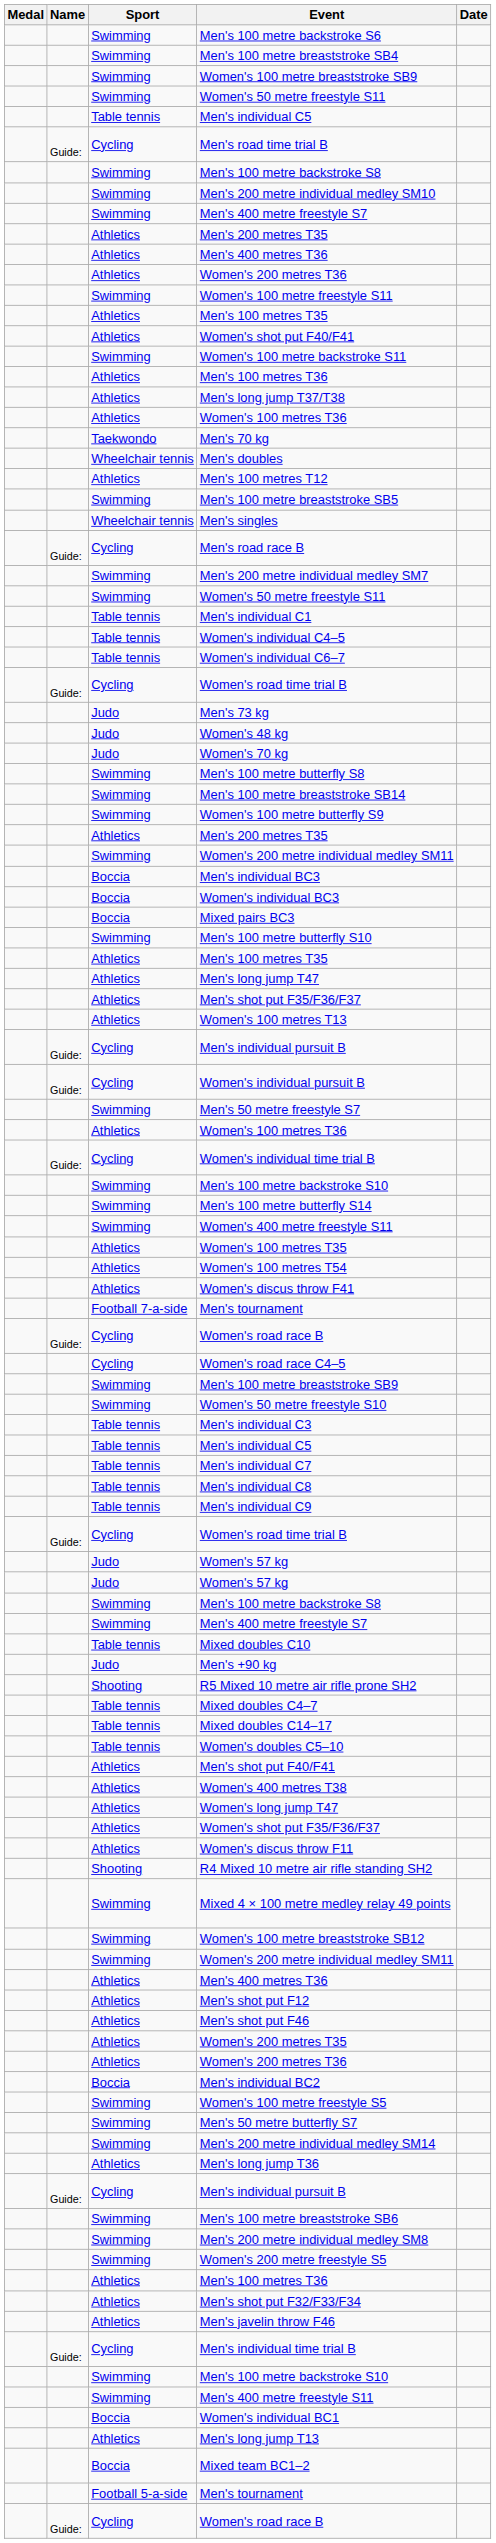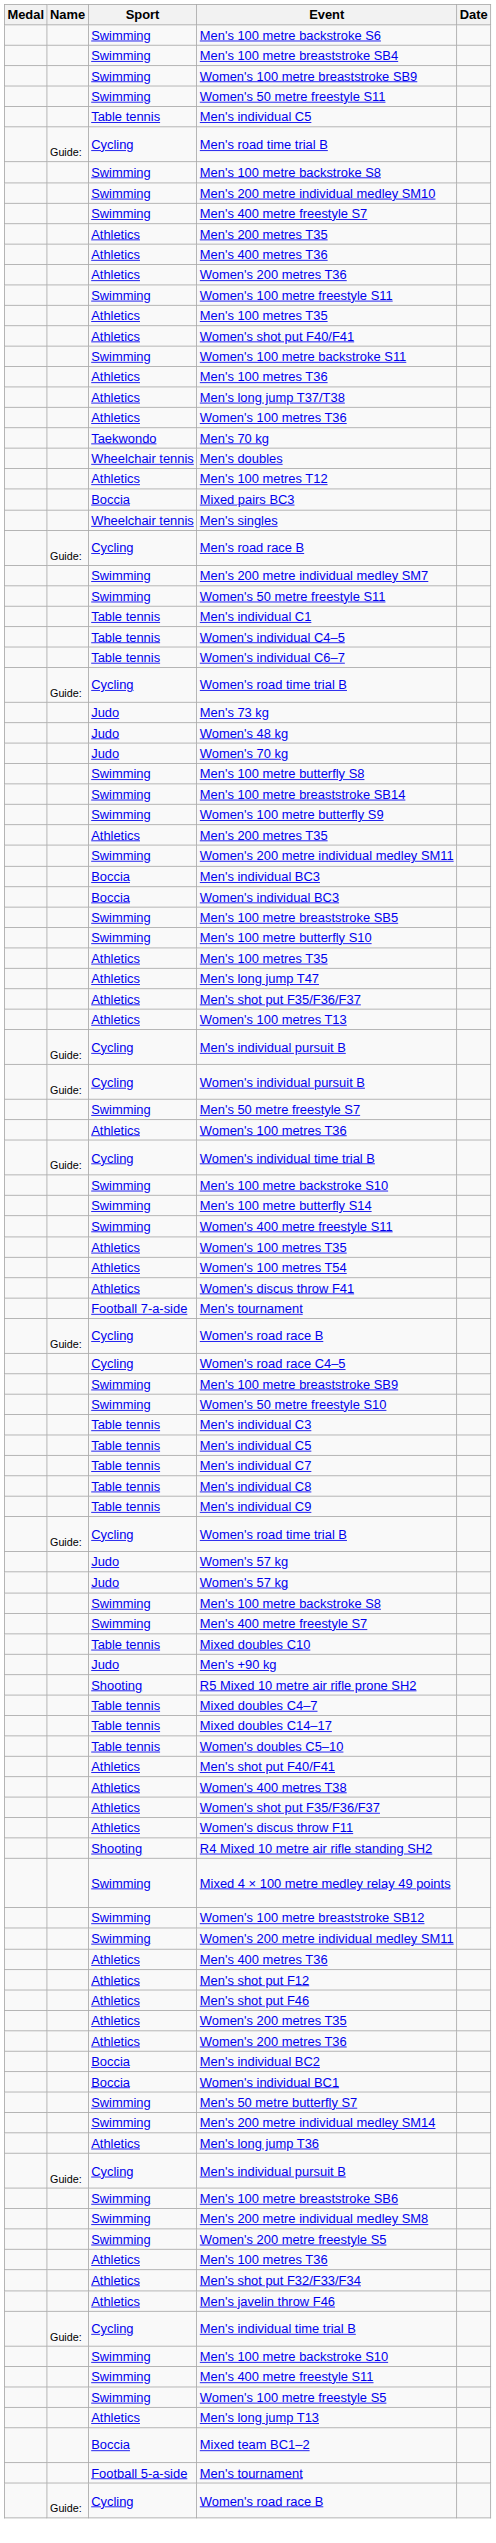rows swapped: (111, 917) <-> (121, 500)
- row: (116, 1808)
rows swapped: (111, 2418) <-> (121, 2102)
